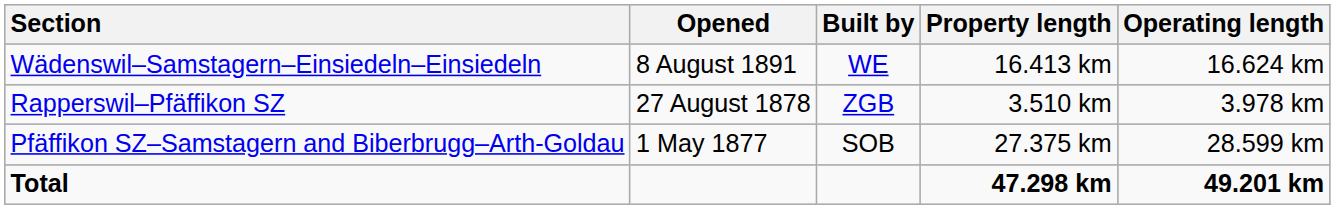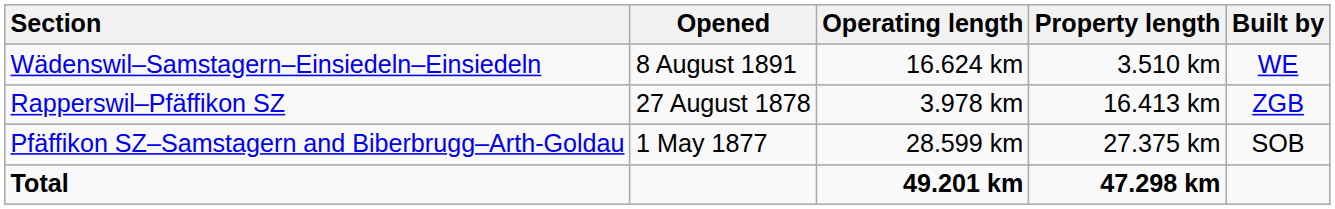columns swapped: (868, 24) <-> (1224, 24)
(1053, 64) 16.413 km -> (1169, 64) 3.510 km
(1060, 104) 3.510 km -> (1162, 104) 16.413 km
